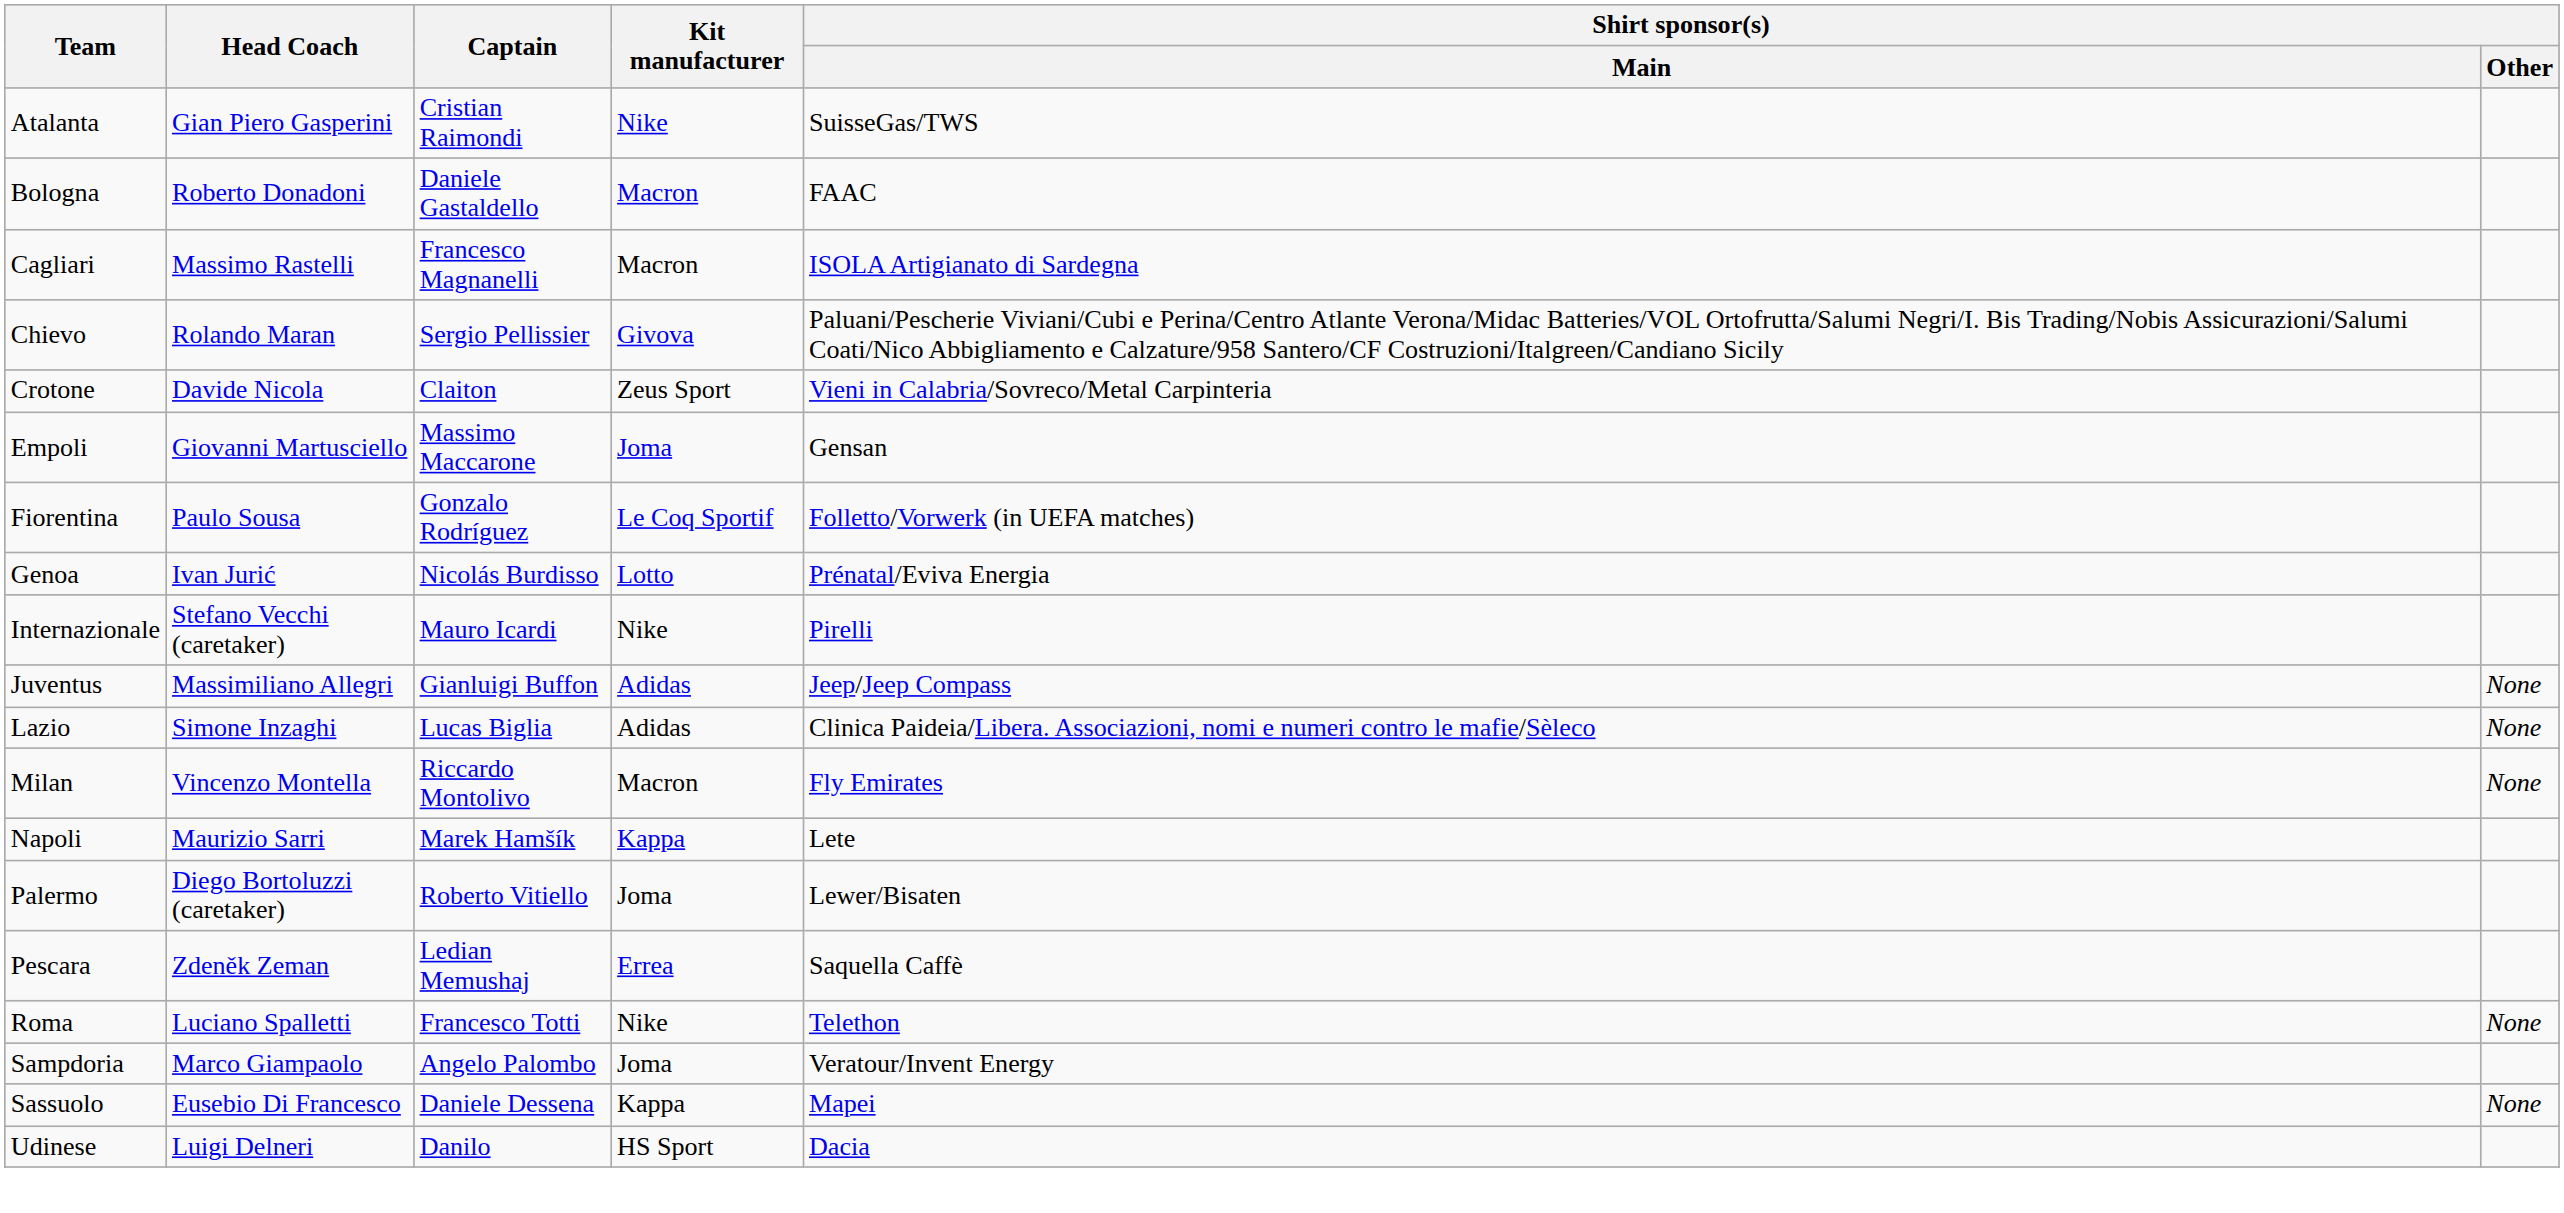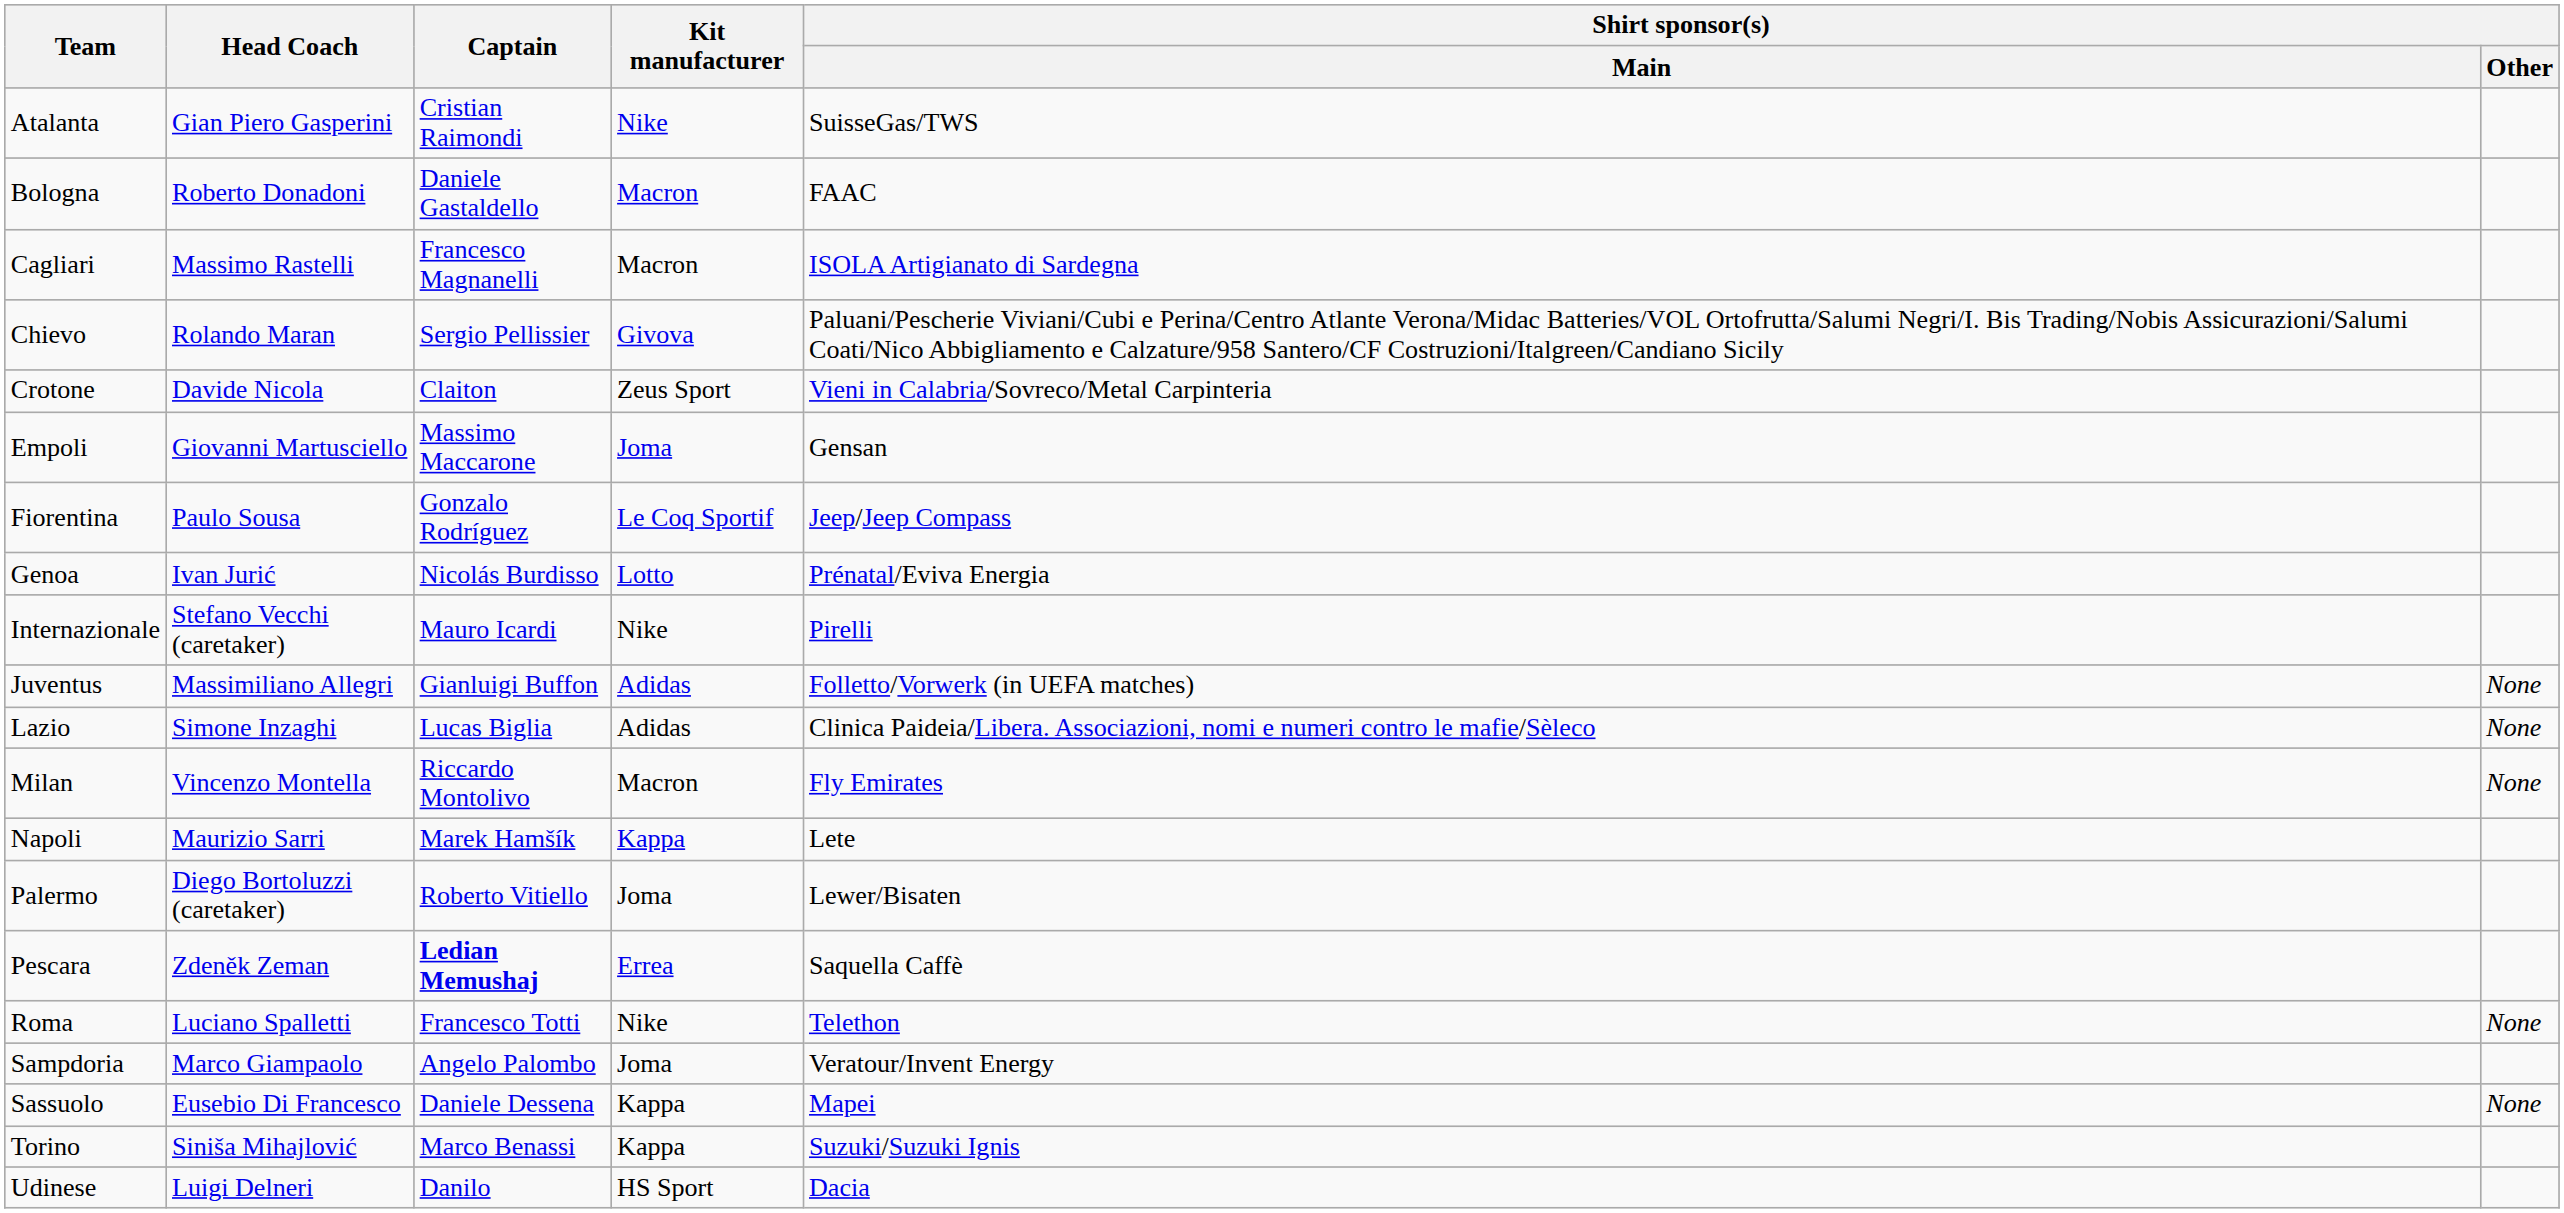(1002, 517) Folletto/Vorwerk (in UEFA matches) -> (910, 517) Jeep/Jeep Compass
(910, 685) Jeep/Jeep Compass -> (1002, 685) Folletto/Vorwerk (in UEFA matches)
(475, 965) normal -> (479, 965) bold
+ row: (45, 1145)
